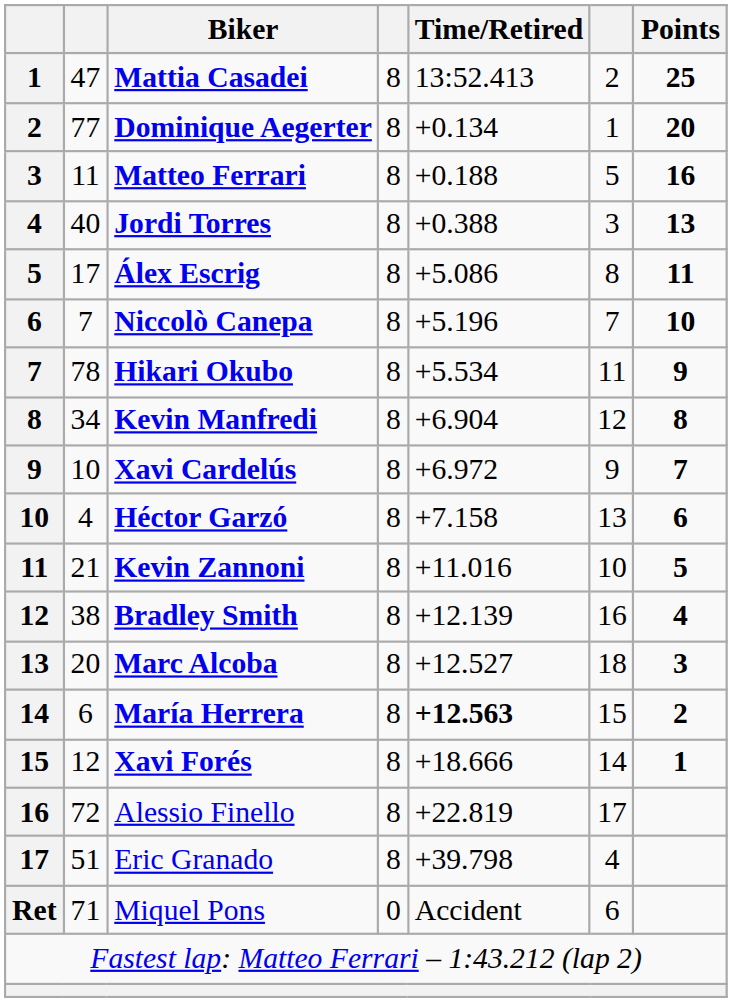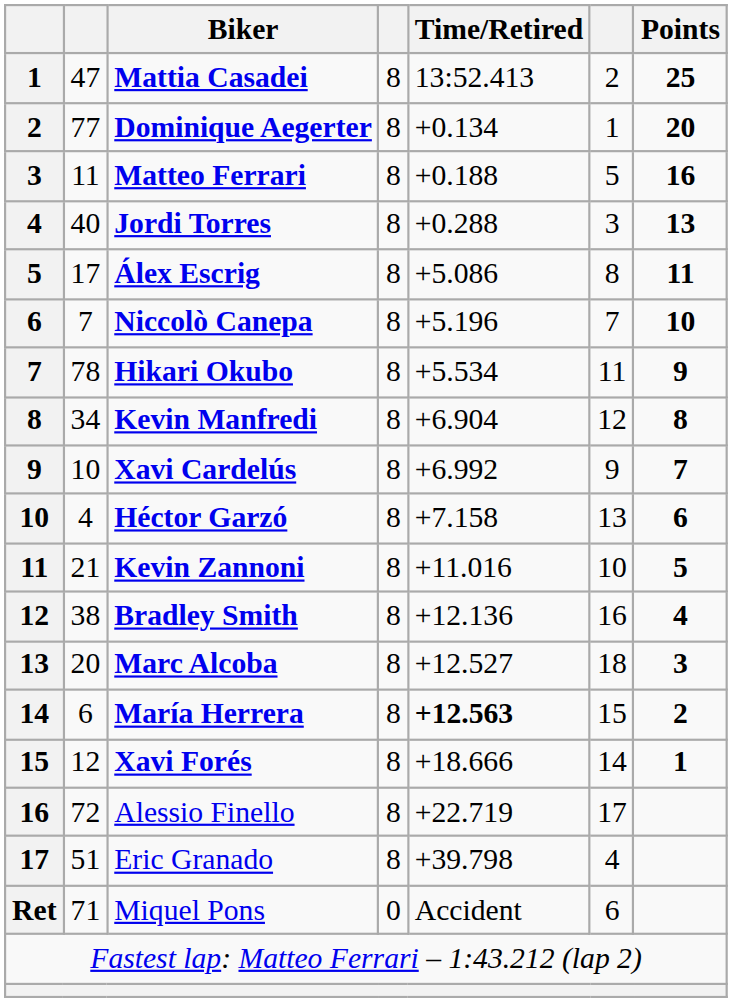(456, 224) +0.388 -> (456, 224) +0.288
(456, 468) +6.972 -> (456, 468) +6.992
(464, 615) +12.139 -> (464, 615) +12.136
(464, 811) +22.819 -> (464, 811) +22.719
